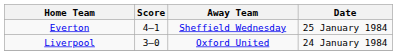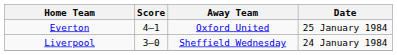(233, 27) Sheffield Wednesday -> (233, 27) Oxford United
(233, 42) Oxford United -> (233, 42) Sheffield Wednesday
